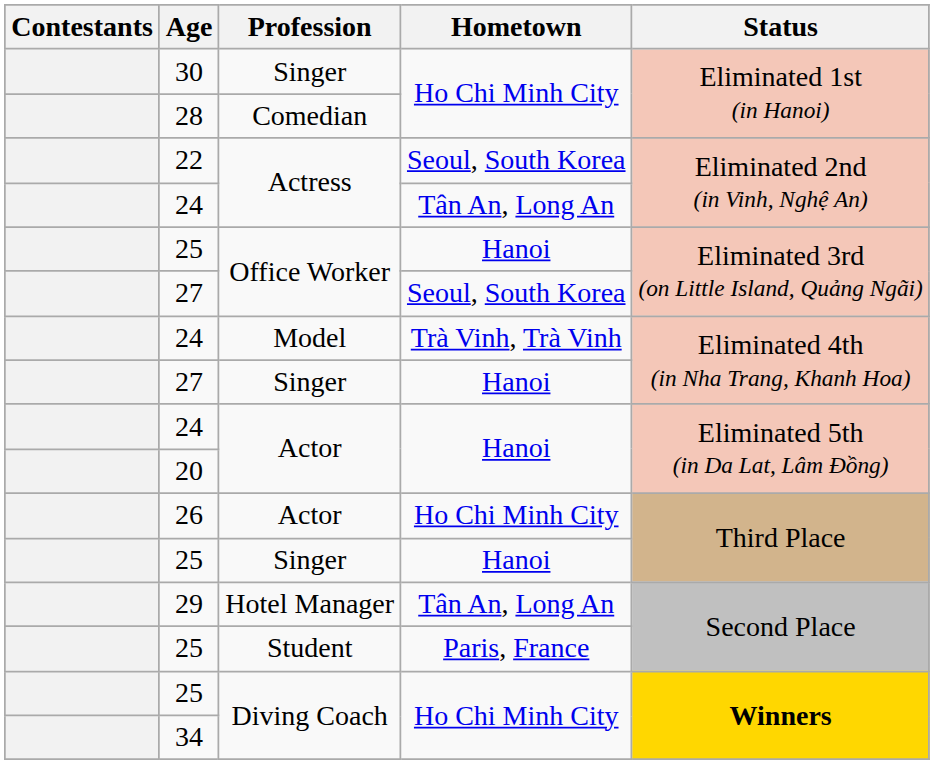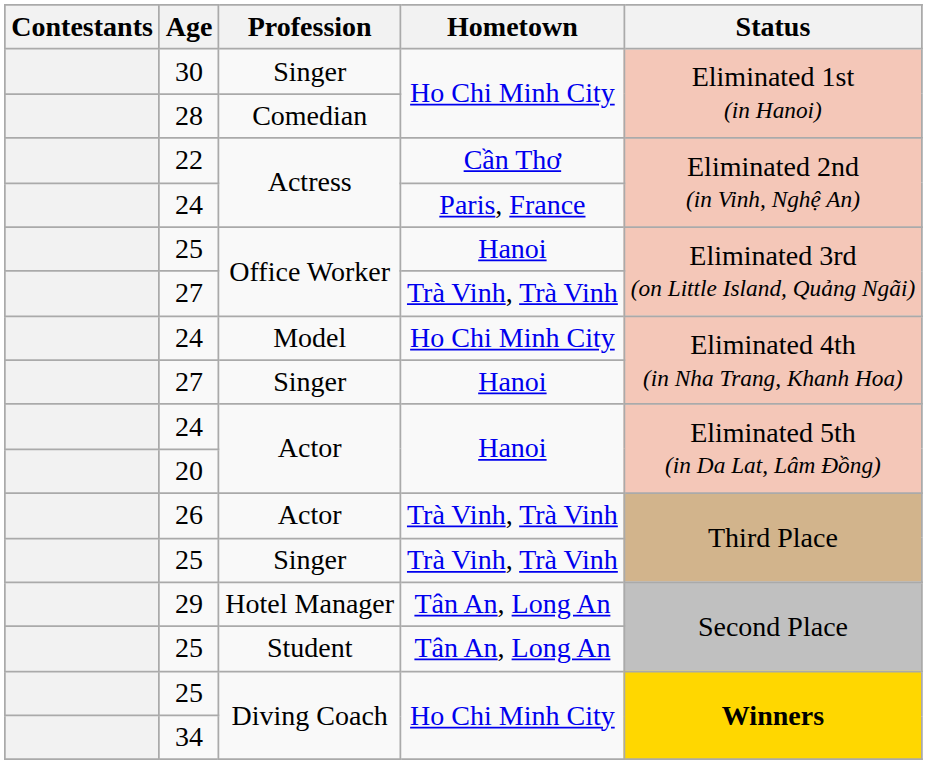(516, 159) Seoul, South Korea -> (512, 159) Cần Thơ
(516, 204) Tân An, Long An -> (512, 204) Paris, France
(516, 293) Seoul, South Korea -> (512, 293) Trà Vinh, Trà Vinh
(516, 337) Trà Vinh, Trà Vinh -> (512, 337) Ho Chi Minh City
(516, 515) Ho Chi Minh City -> (512, 515) Trà Vinh, Trà Vinh
(516, 559) Hanoi -> (512, 559) Trà Vinh, Trà Vinh
(516, 648) Paris, France -> (512, 648) Tân An, Long An
